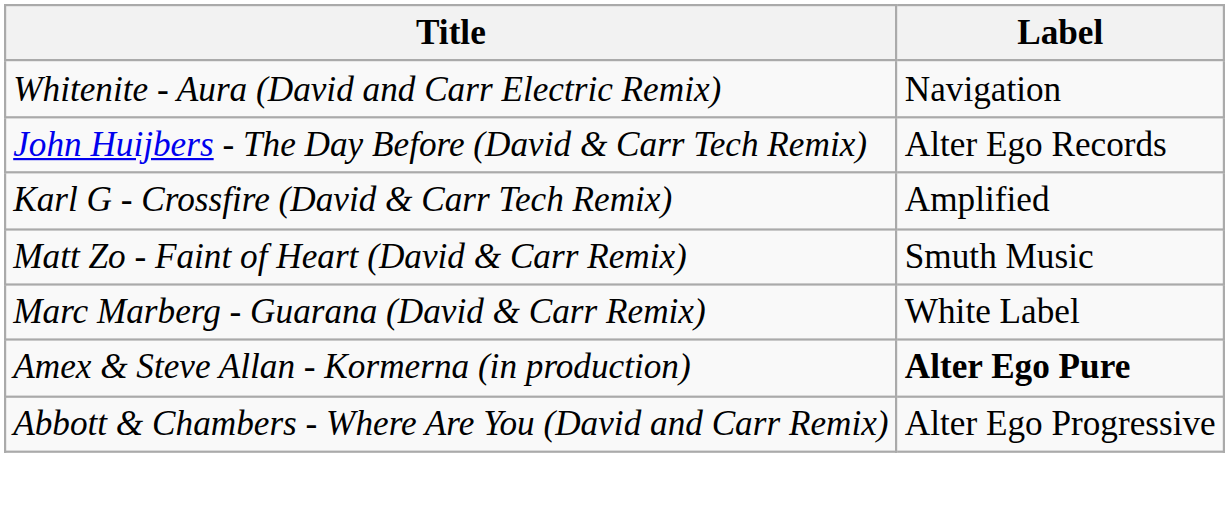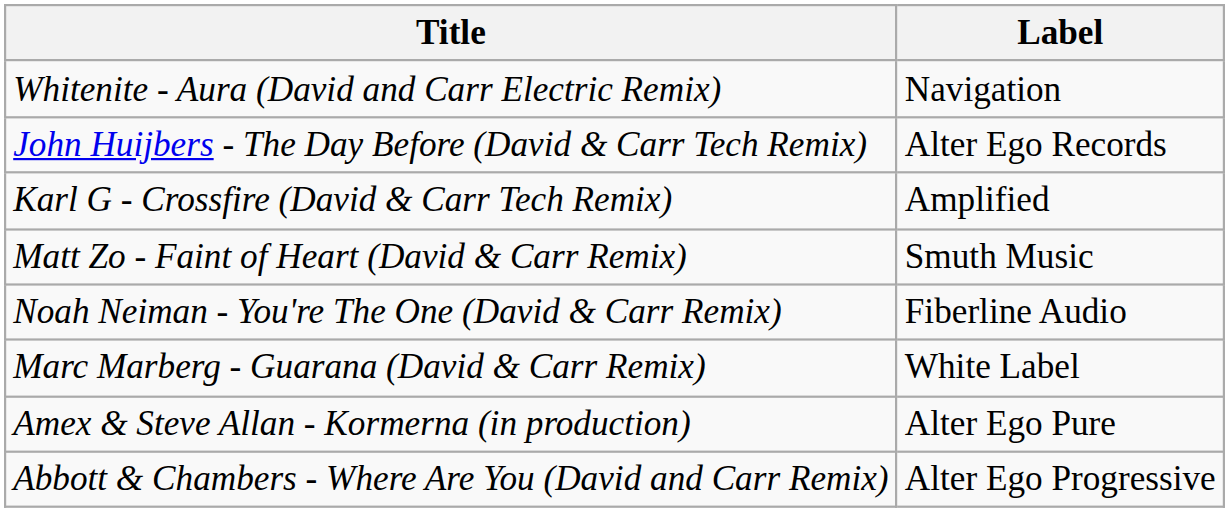+ row: (397, 311)
(1018, 367) bold -> (1010, 423) normal
